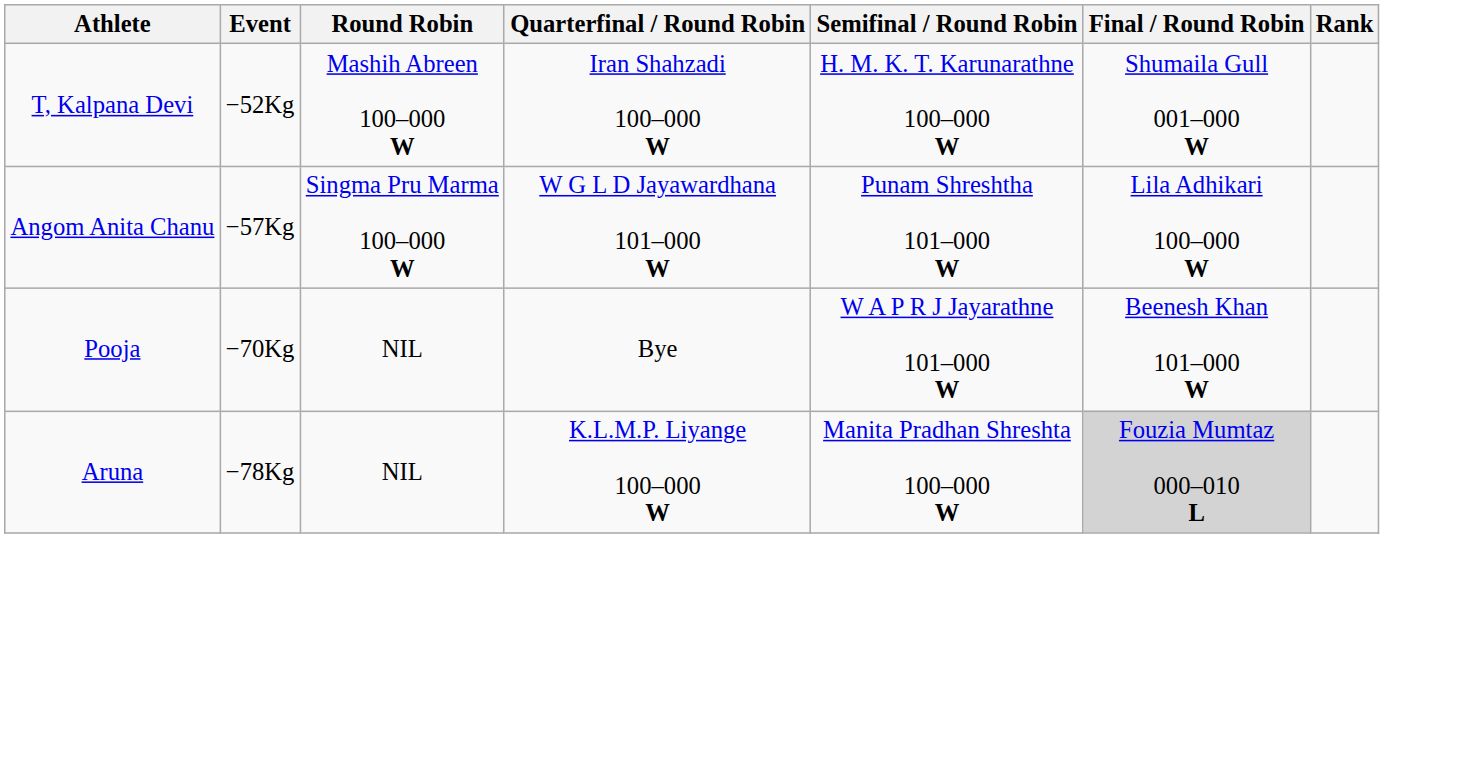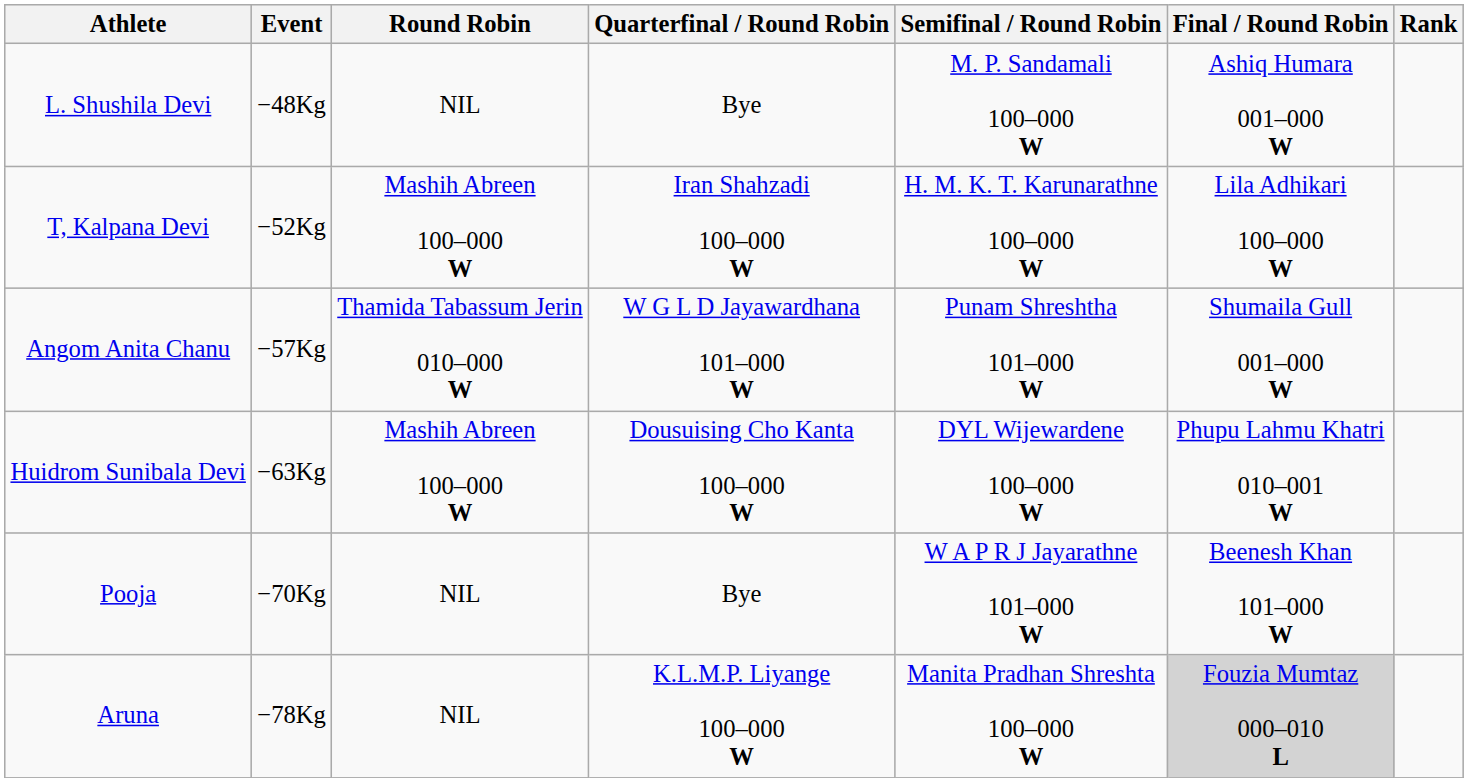+ row: (128, 104)
(1197, 104) Shumaila Gull 001–000 W -> (1281, 226) Lila Adhikari 100–000 W
(402, 226) Singma Pru Marma 100–000 W -> (460, 349) Thamida Tabassum Jerin 010–000 W
(1197, 226) Lila Adhikari 100–000 W -> (1281, 349) Shumaila Gull 001–000 W
+ row: (128, 471)
